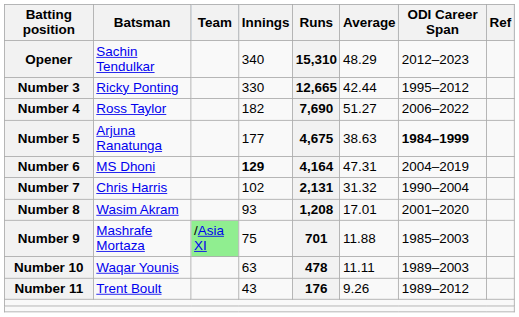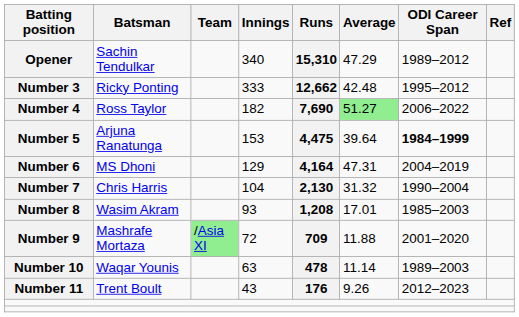(360, 59) 48.29 -> (360, 59) 47.29
(435, 59) 2012–2023 -> (435, 59) 1989–2012
(253, 88) 330 -> (253, 88) 333
(316, 88) 12,665 -> (316, 88) 12,662
(360, 88) 42.44 -> (360, 88) 42.48
(360, 109) no background -> (360, 109) lightgreen background
(253, 138) 177 -> (253, 138) 153
(316, 138) 4,675 -> (316, 138) 4,475
(360, 138) 38.63 -> (360, 138) 39.64
(253, 167) bold -> (253, 167) normal
(253, 188) 102 -> (253, 188) 104
(316, 188) 2,131 -> (316, 188) 2,130
(435, 209) 2001–2020 -> (435, 209) 1985–2003
(249, 238) 75 -> (249, 238) 72
(316, 238) 701 -> (316, 238) 709
(435, 238) 1985–2003 -> (435, 238) 2001–2020
(359, 267) 11.11 -> (359, 267) 11.14
(435, 288) 1989–2012 -> (435, 288) 2012–2023
